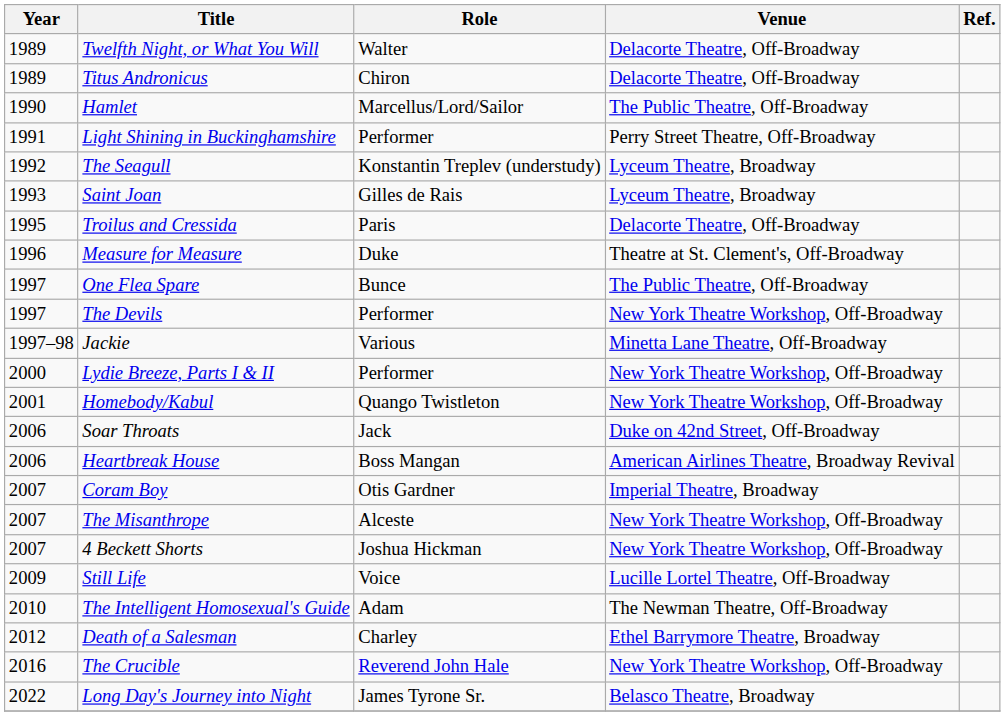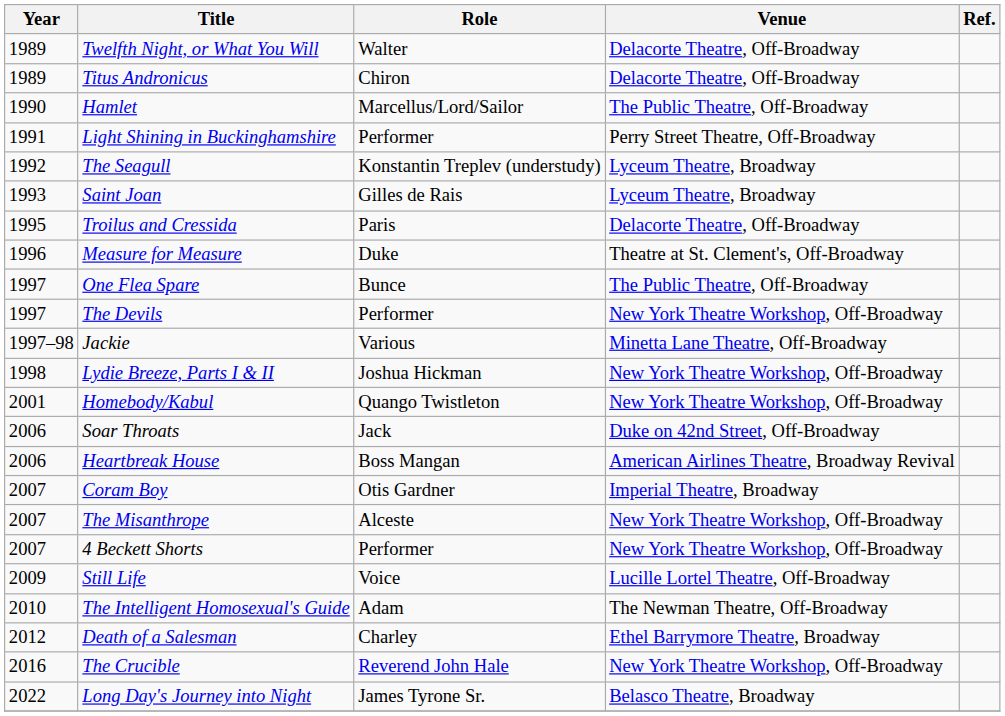(27, 372) 2000 -> (27, 372) 1998
(396, 372) Performer -> (420, 372) Joshua Hickman
(420, 549) Joshua Hickman -> (396, 549) Performer
